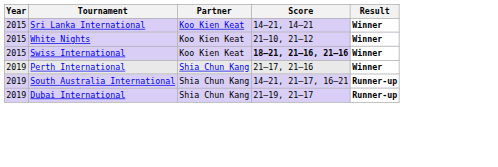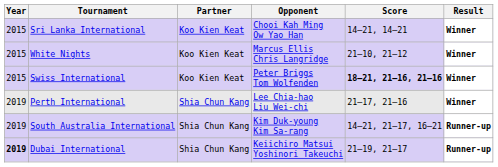+ column: (298, 11)
(16, 95) normal -> (16, 149) bold
